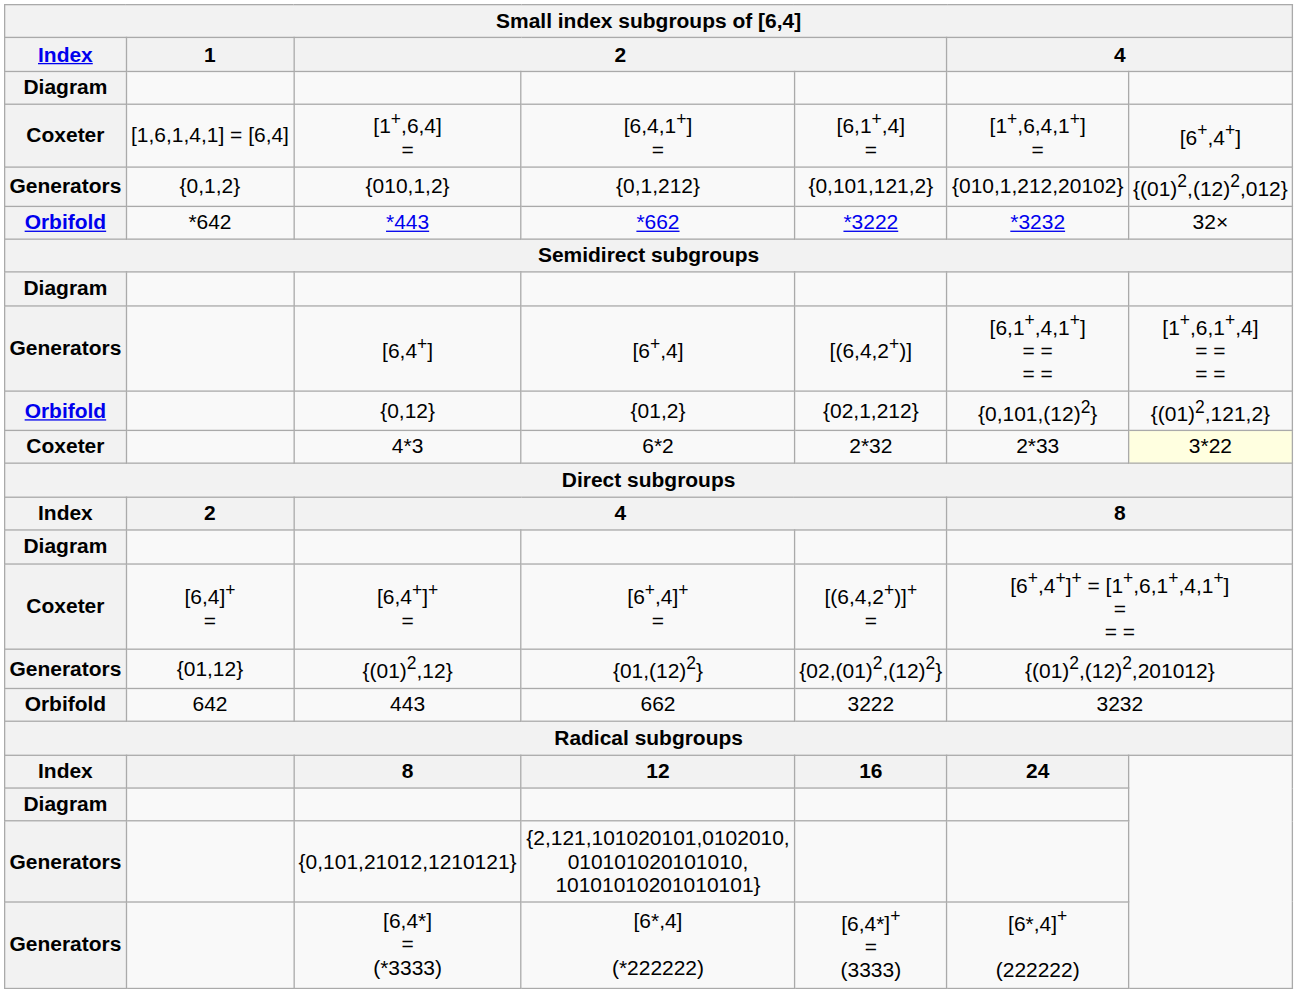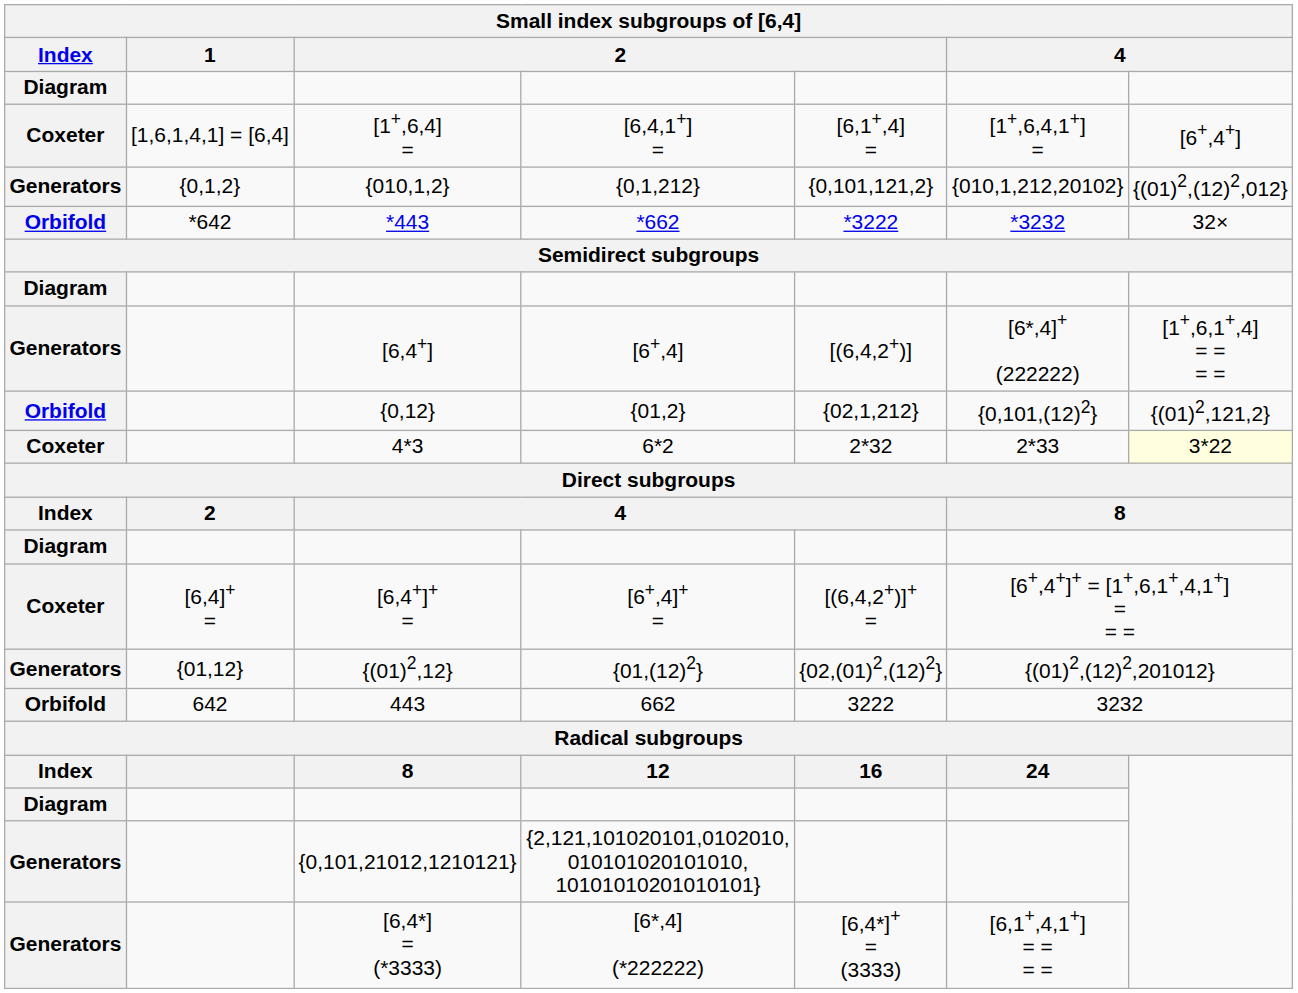(1038, 348) [6,1+,4,1+] = = = = -> (1038, 348) [6*,4]+ (222222)
(1038, 944) [6*,4]+ (222222) -> (1038, 944) [6,1+,4,1+] = = = =
